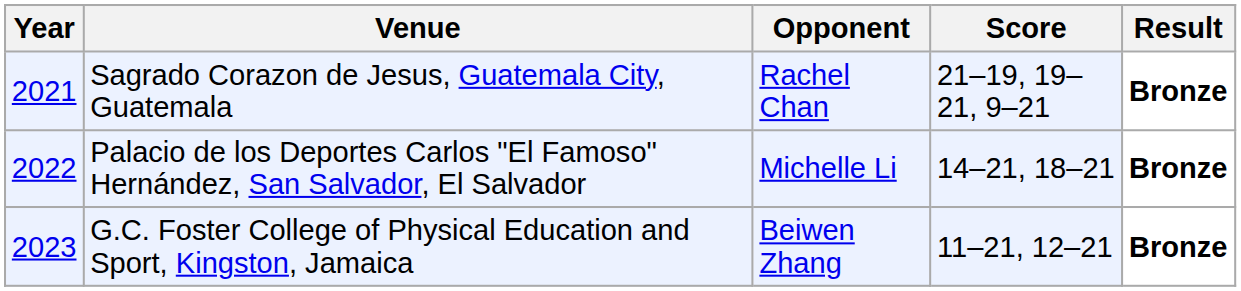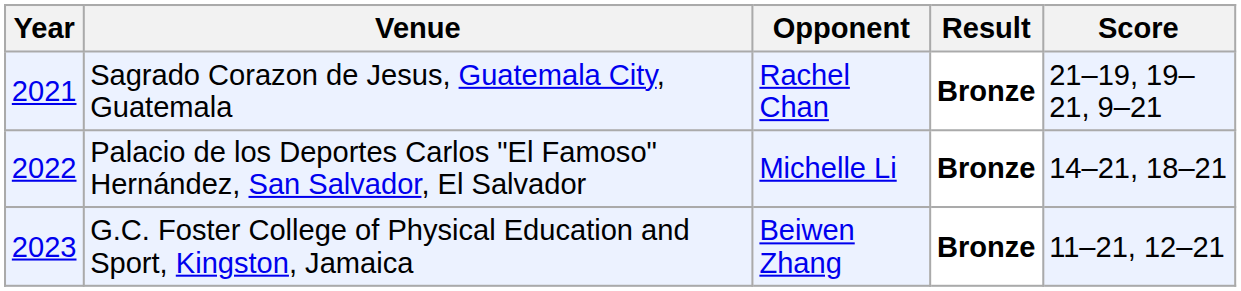columns swapped: (1026, 28) <-> (1178, 28)
